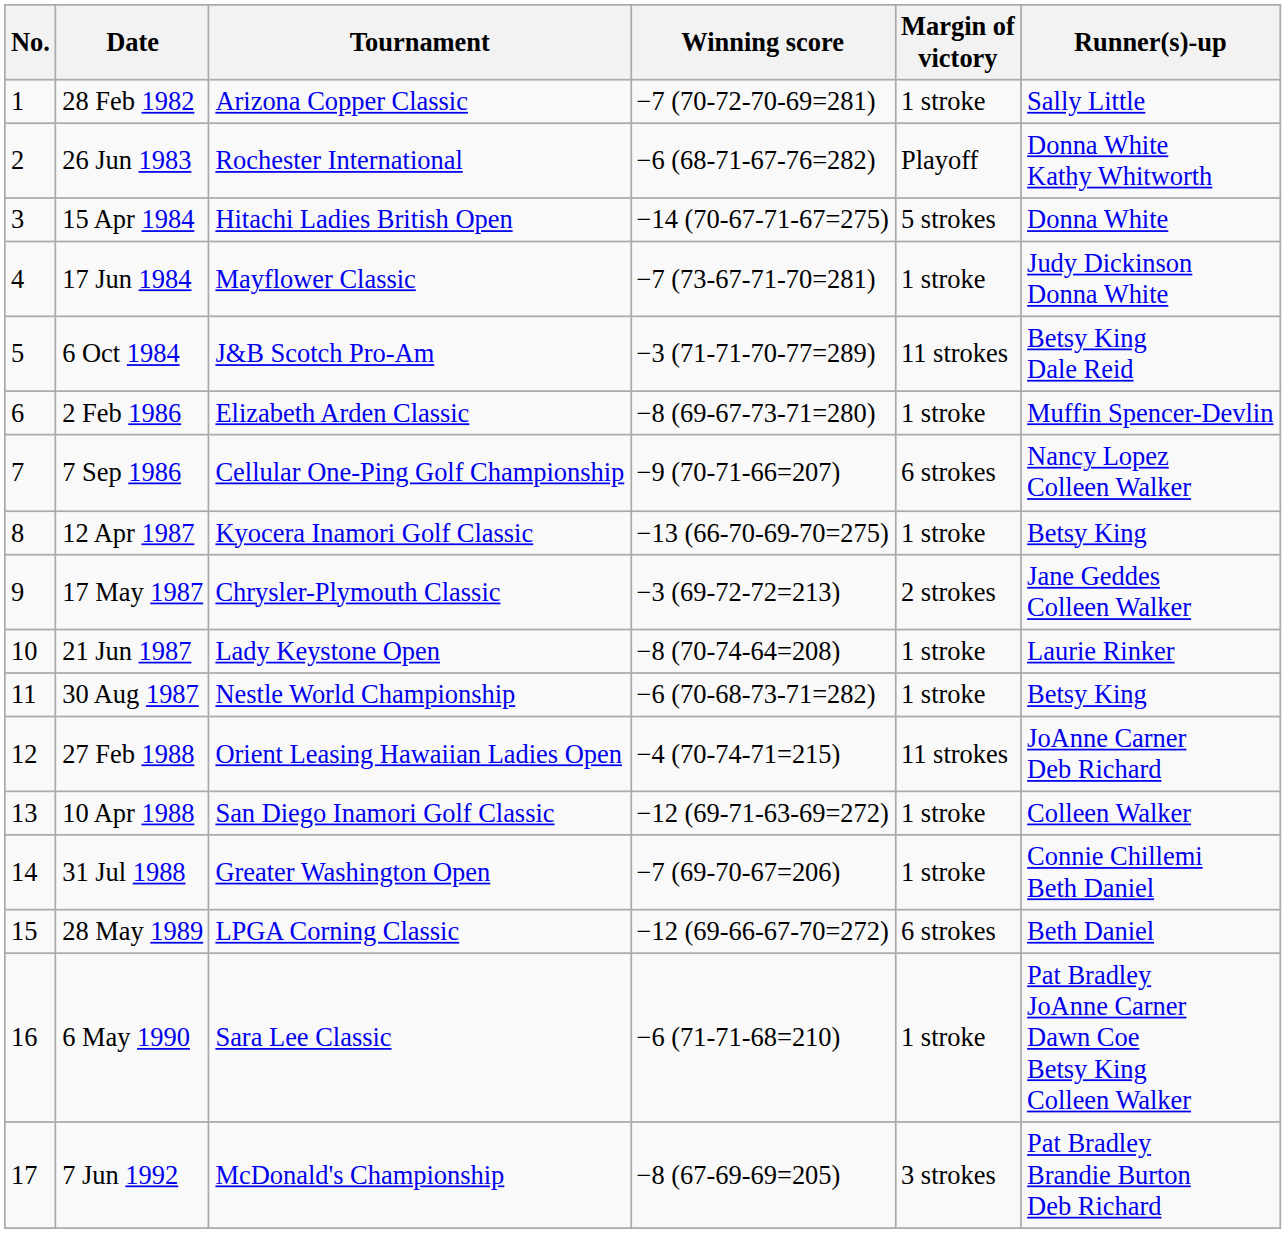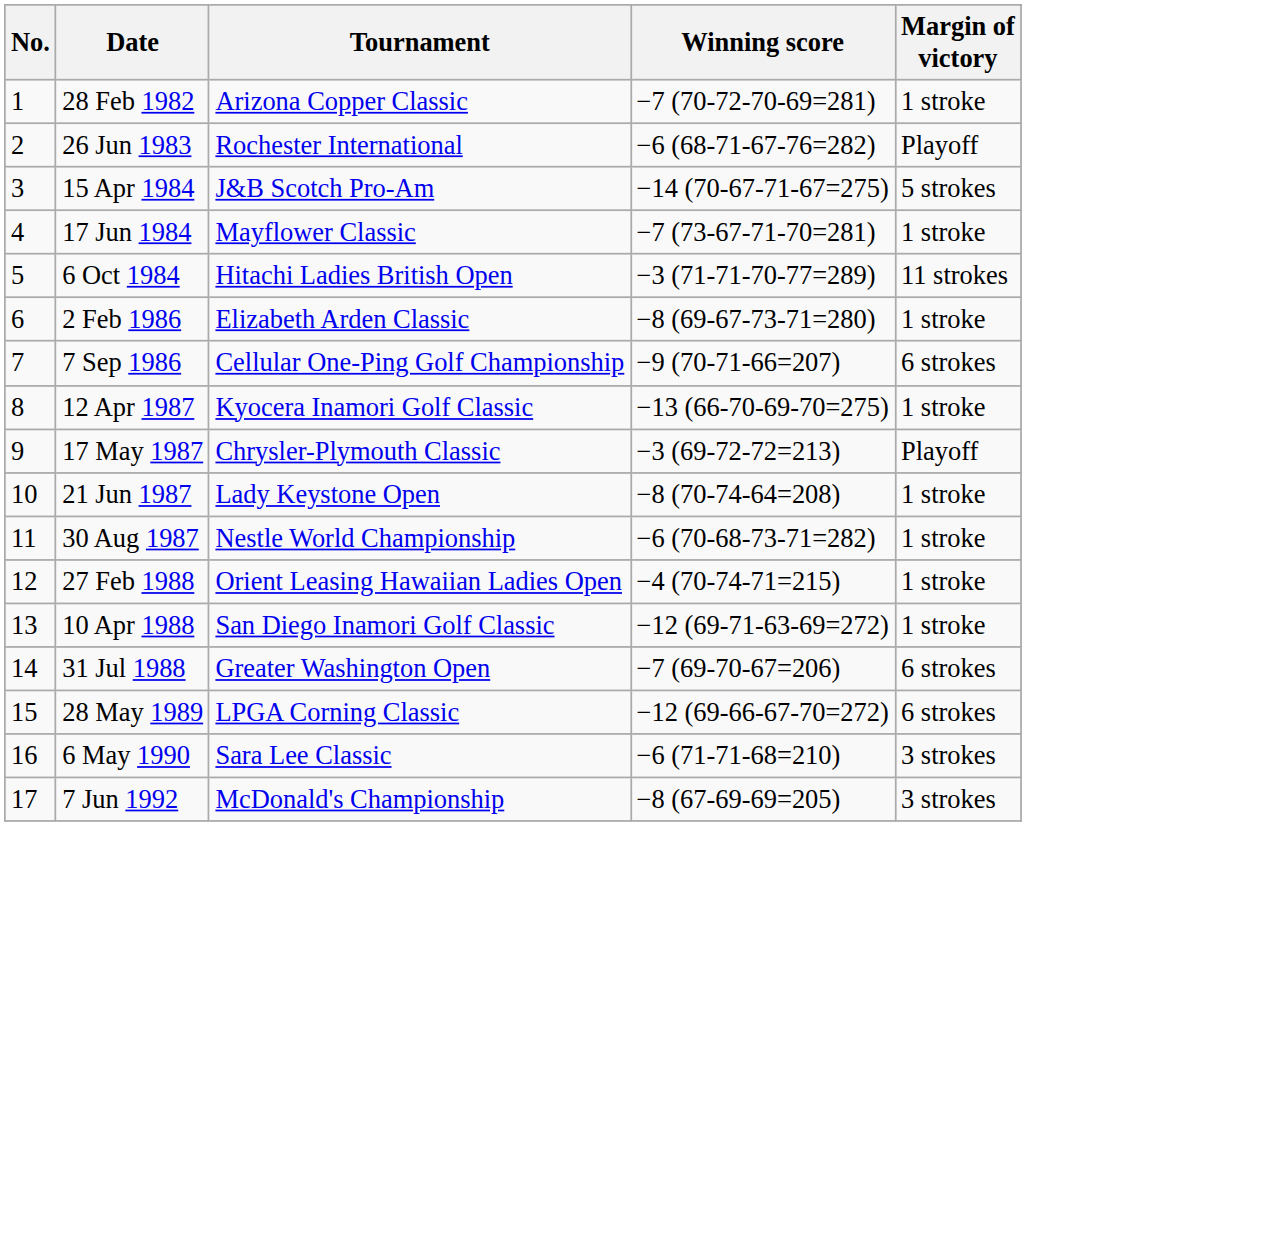- column: (1150, 42)
(364, 219) Hitachi Ladies British Open -> (325, 188) J&B Scotch Pro-Am
(325, 354) J&B Scotch Pro-Am -> (364, 275) Hitachi Ladies British Open
(948, 591) 2 strokes -> (940, 450) Playoff
(955, 753) 11 strokes -> (943, 581) 1 stroke
(943, 871) 1 stroke -> (948, 668) 6 strokes
(943, 1037) 1 stroke -> (948, 755) 3 strokes
